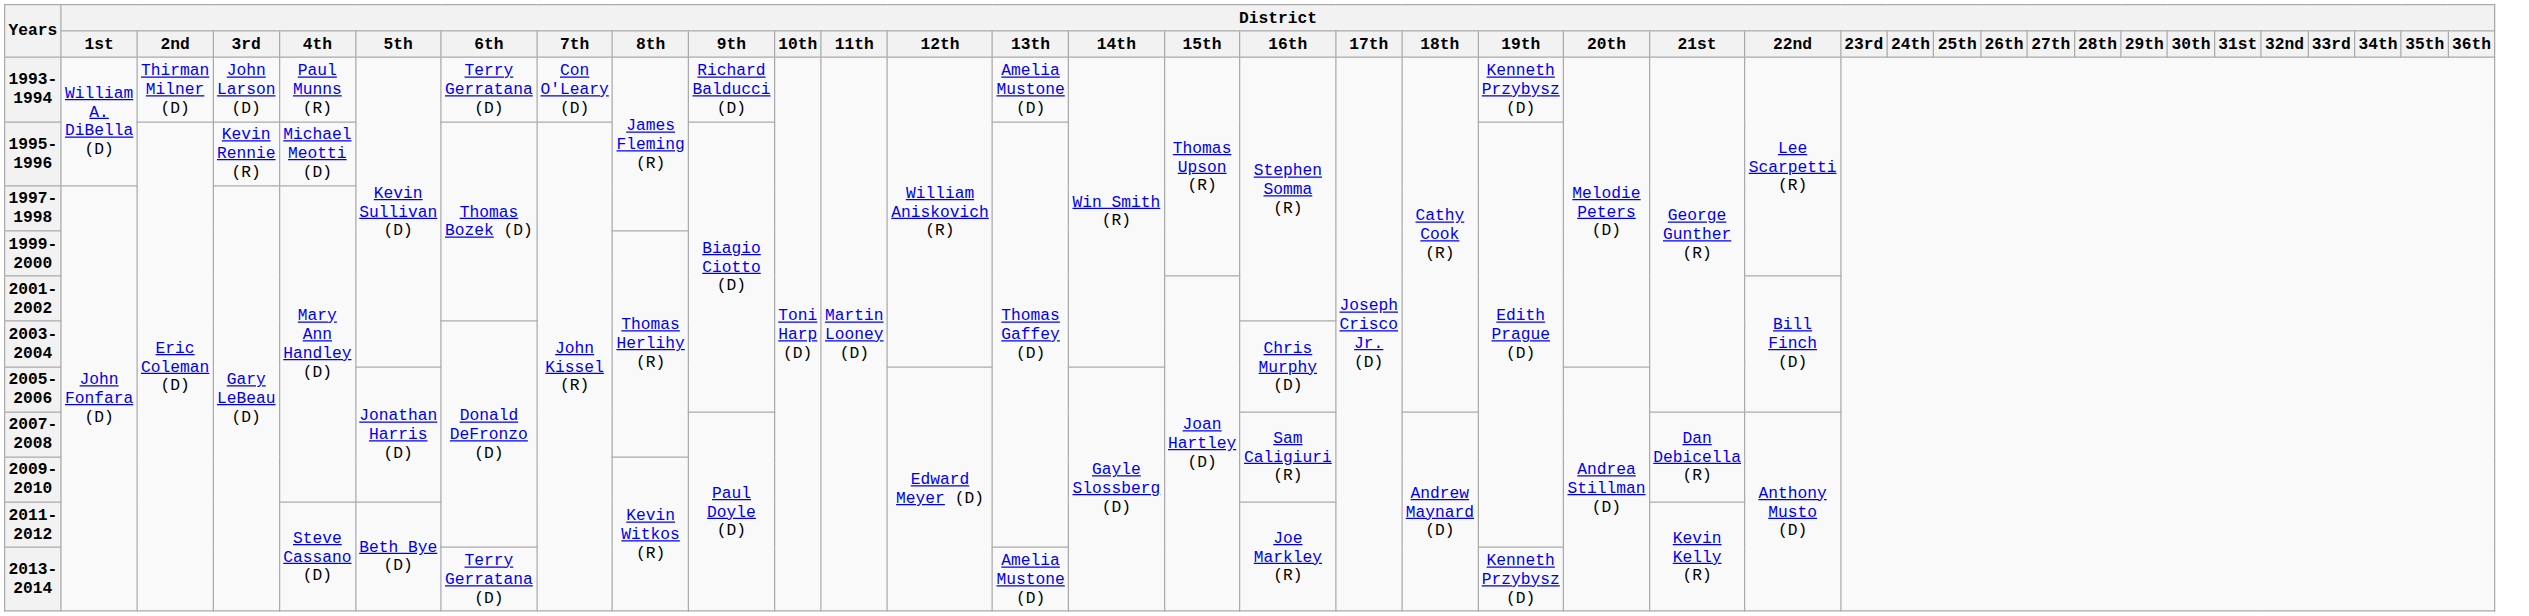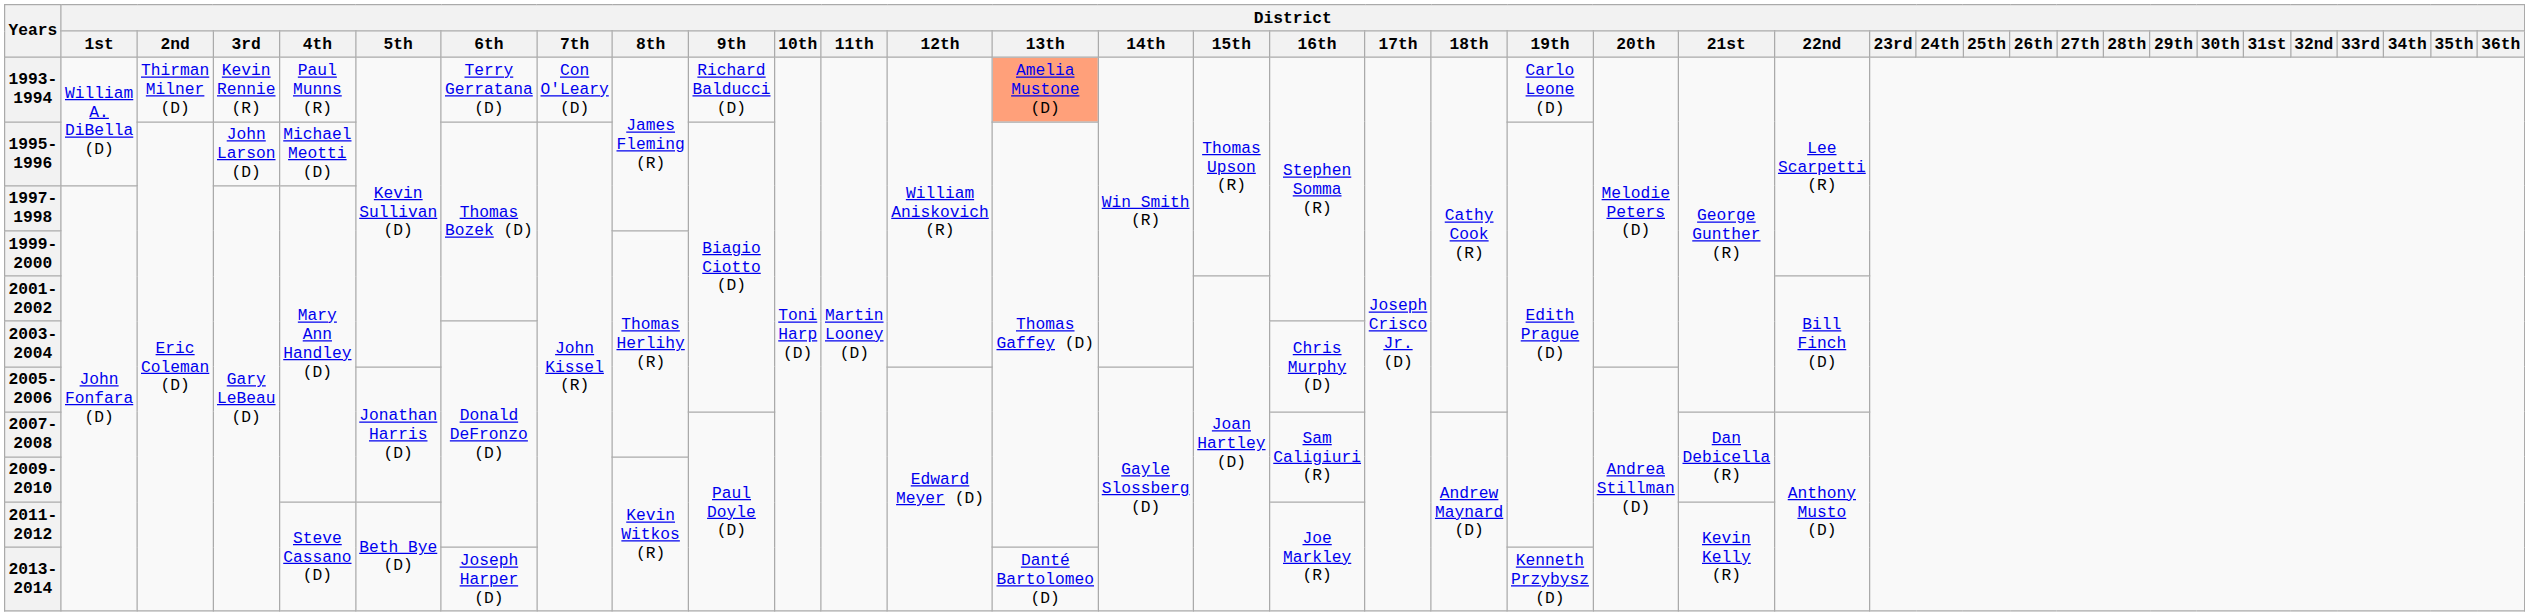(246, 90) John Larson (D) -> (246, 90) Kevin Rennie (R)
(1031, 90) no background -> (1045, 90) lightsalmon background
(1521, 90) Kenneth Przybysz (D) -> (1550, 90) Carlo Leone (D)
(246, 154) Kevin Rennie (R) -> (246, 154) John Larson (D)
(489, 579) Terry Gerratana (D) -> (489, 579) Joseph Harper (D)
(1031, 579) Amelia Mustone (D) -> (1045, 579) Danté Bartolomeo (D)
